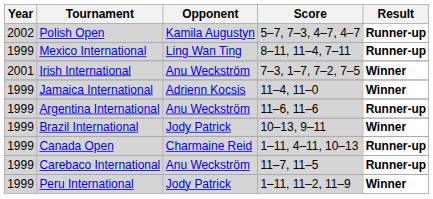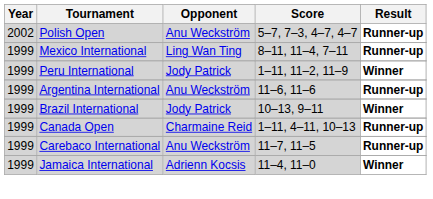(210, 33) Kamila Augustyn -> (208, 33) Anu Weckström
- row: (85, 71)
rows swapped: (96, 90) <-> (87, 184)
